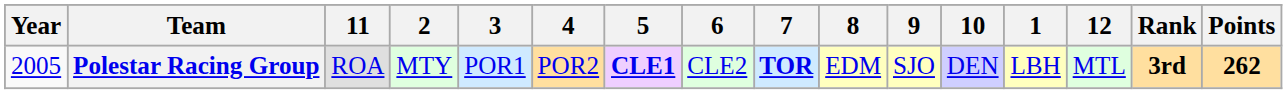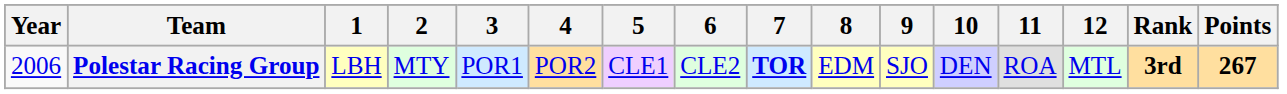columns swapped: (1036, 24) <-> (358, 24)
(36, 66) 2005 -> (36, 66) 2006
(643, 66) bold -> (638, 66) normal
(1242, 66) 262 -> (1238, 66) 267
